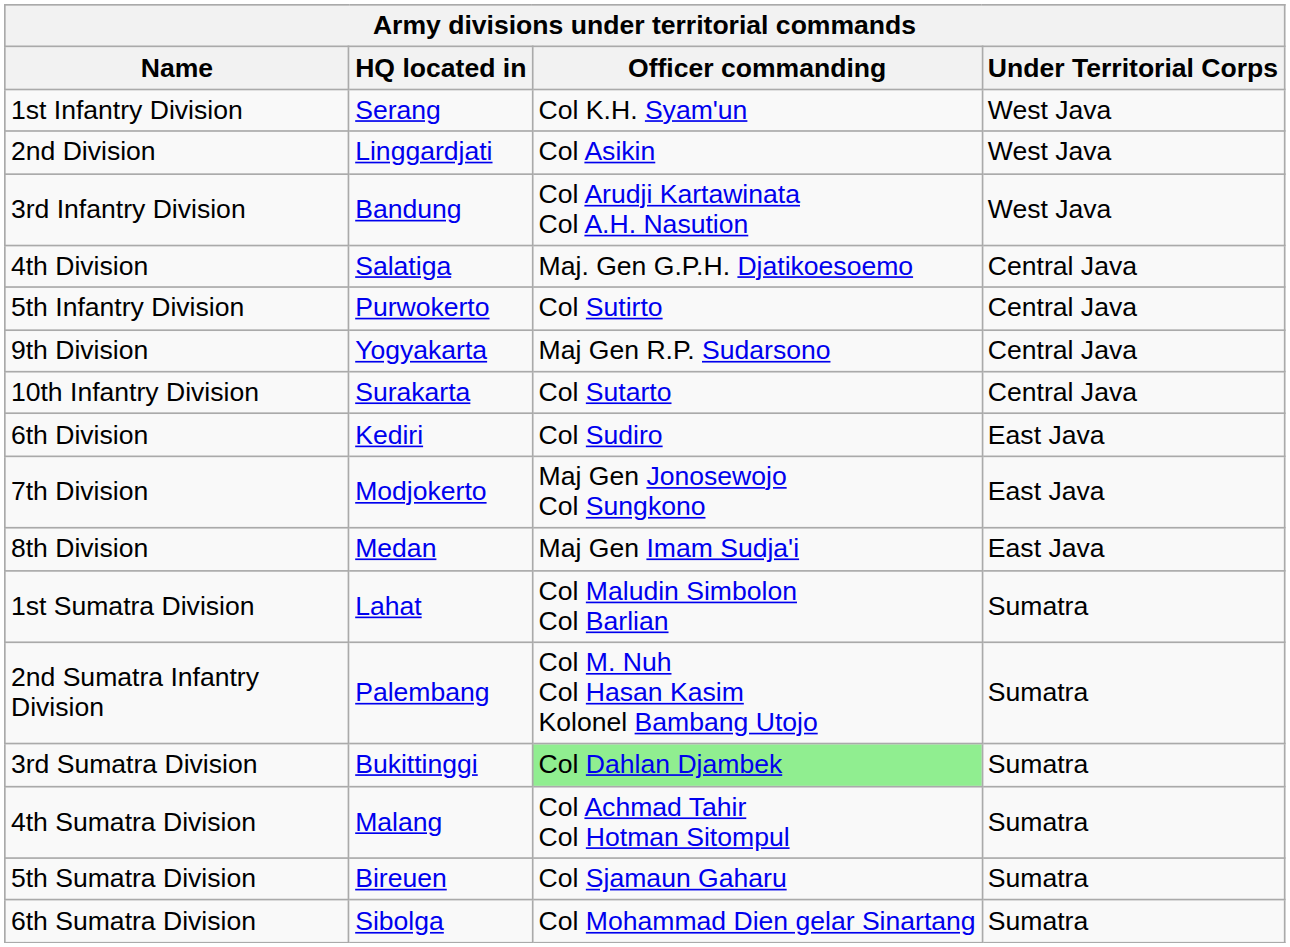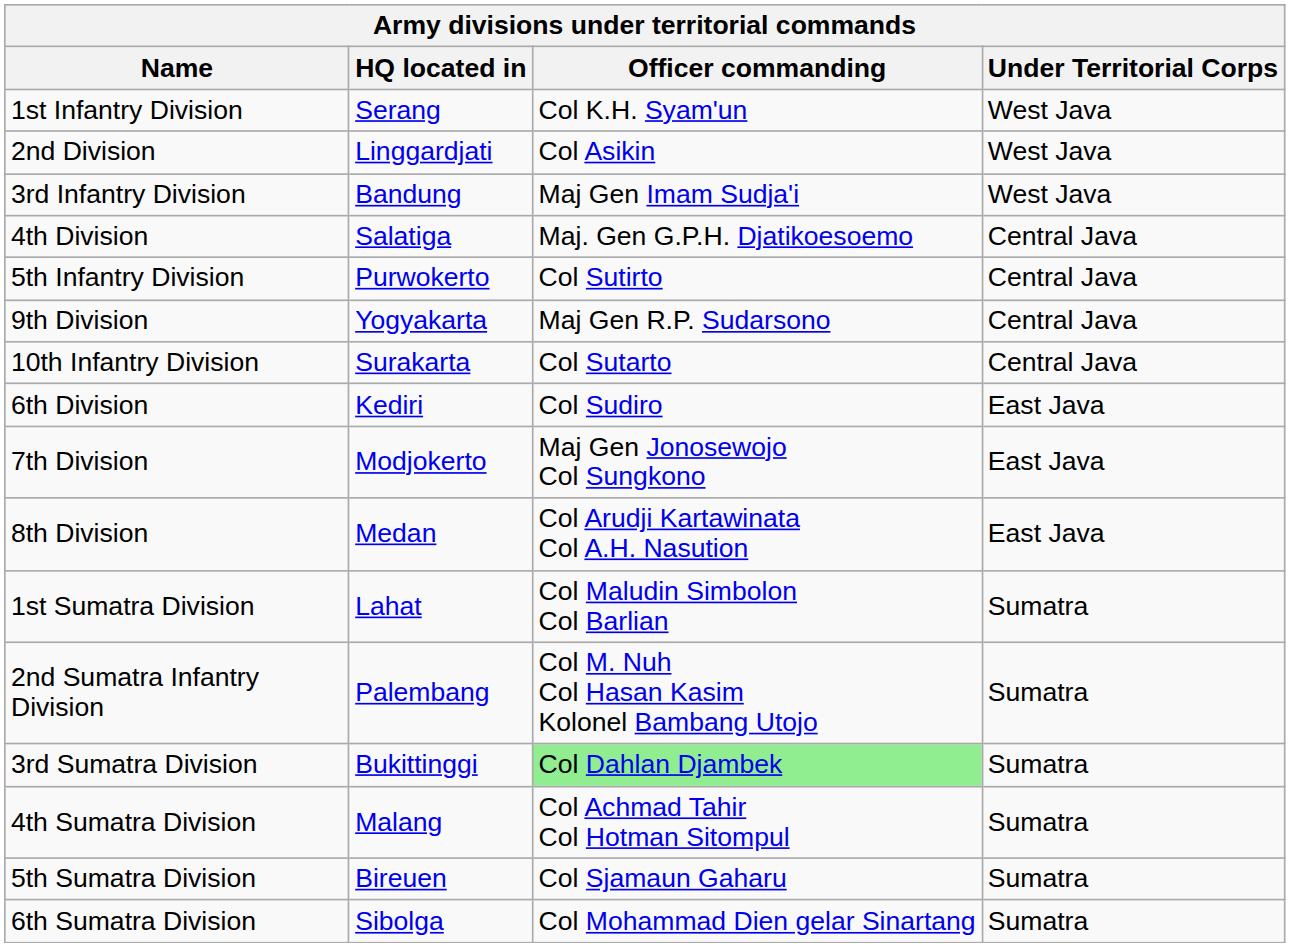(669, 208) Col Arudji Kartawinata Col A.H. Nasution -> (669, 194) Maj Gen Imam Sudja'i
(669, 548) Maj Gen Imam Sudja'i -> (669, 533) Col Arudji Kartawinata Col A.H. Nasution
